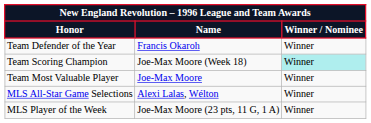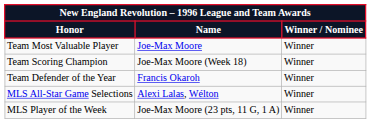rows swapped: (63, 78) <-> (61, 46)
(299, 62) paleturquoise background -> (299, 62) no background
